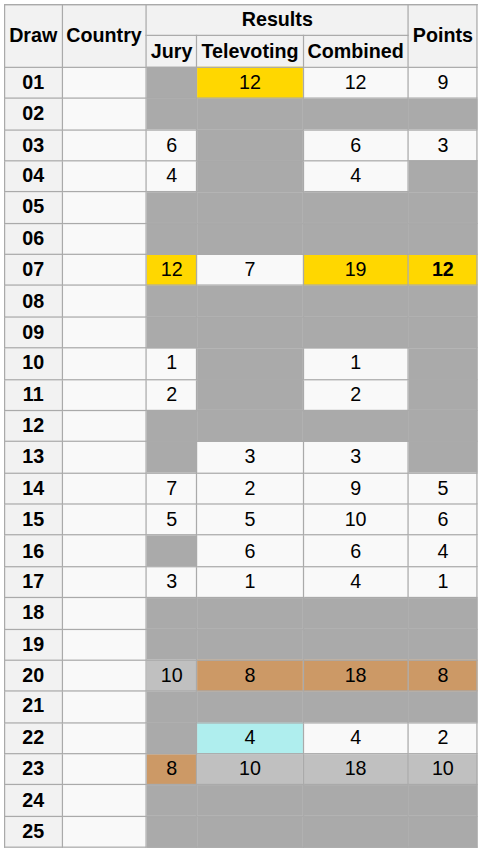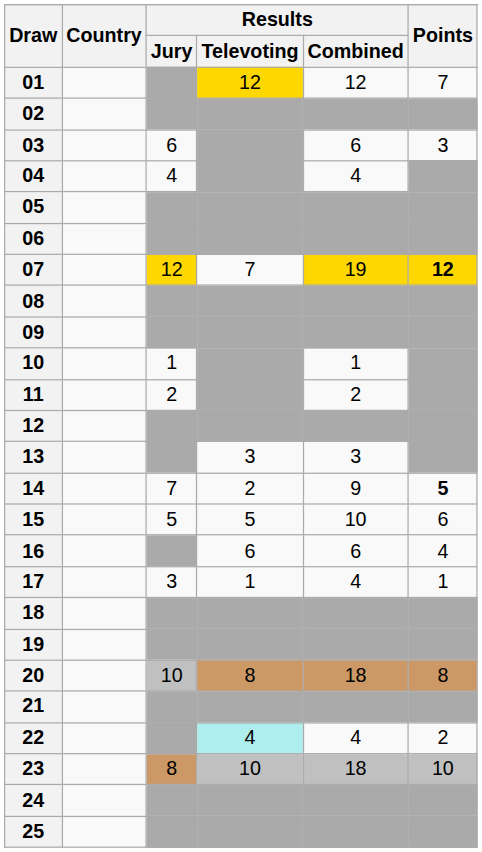(443, 82) 9 -> (443, 82) 7
(443, 488) normal -> (443, 488) bold
